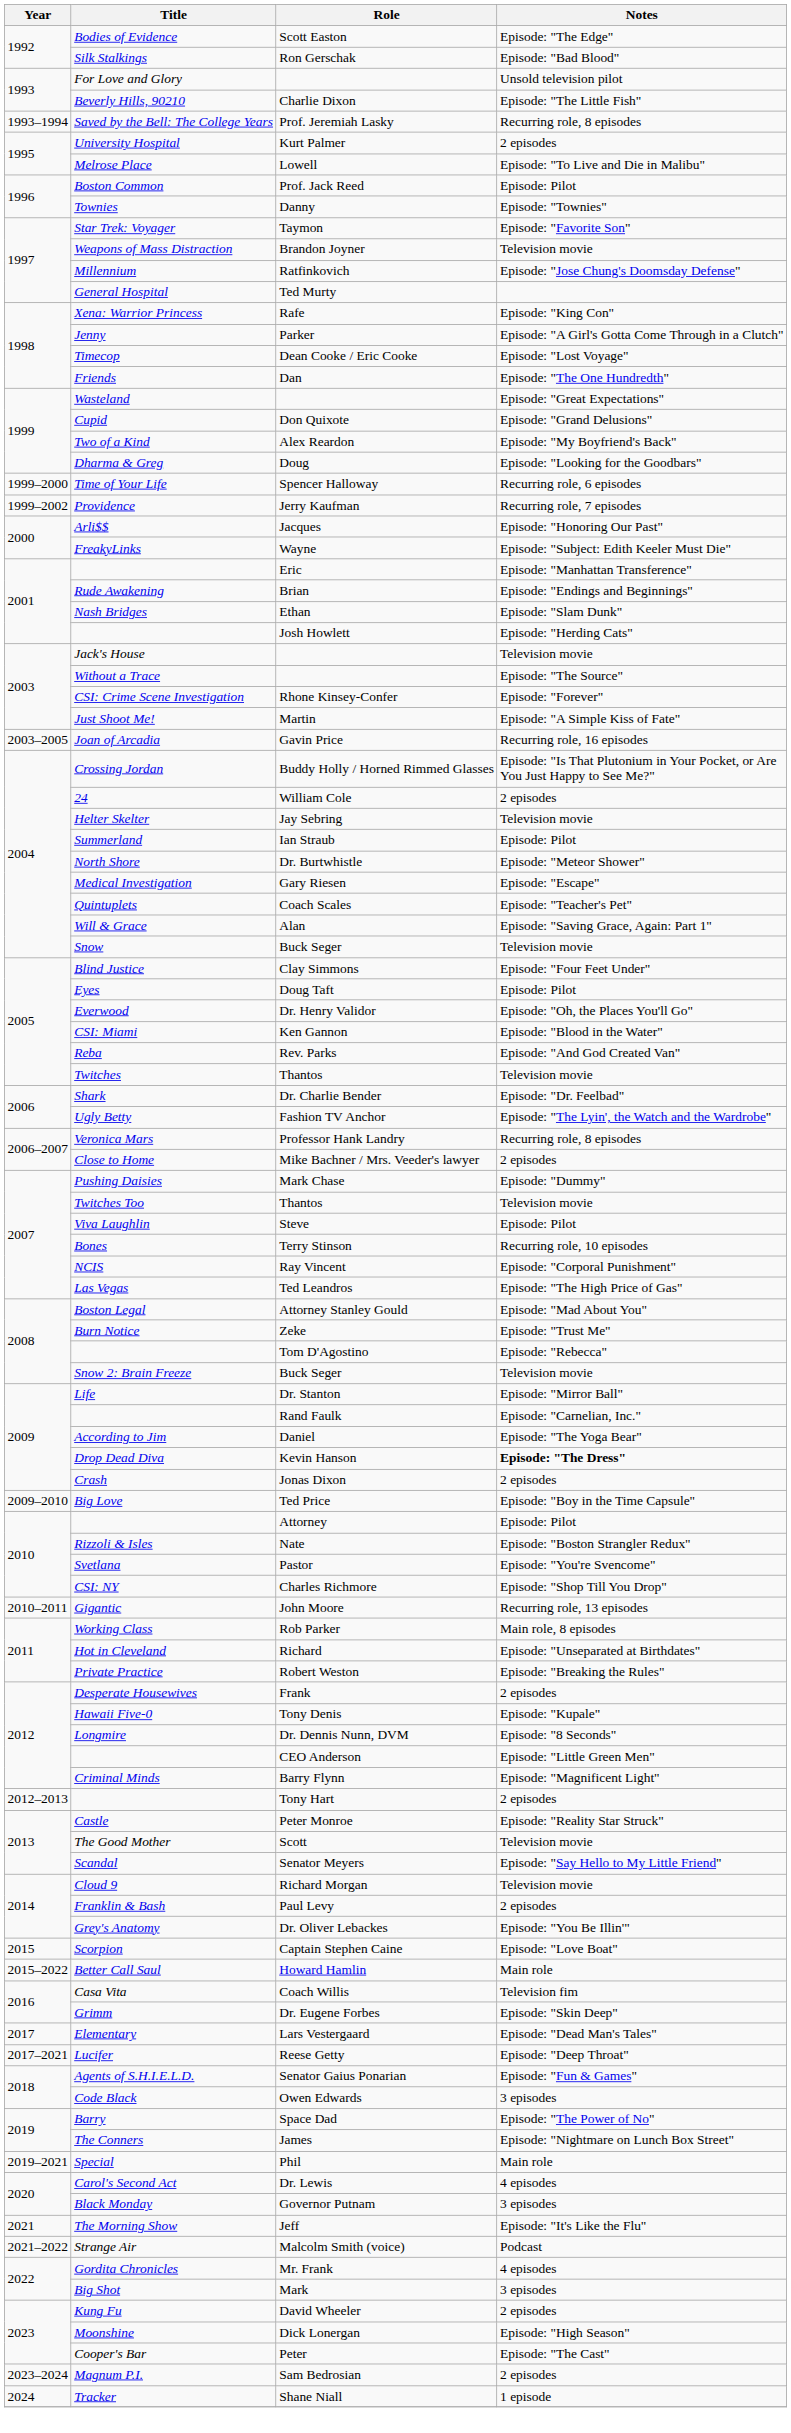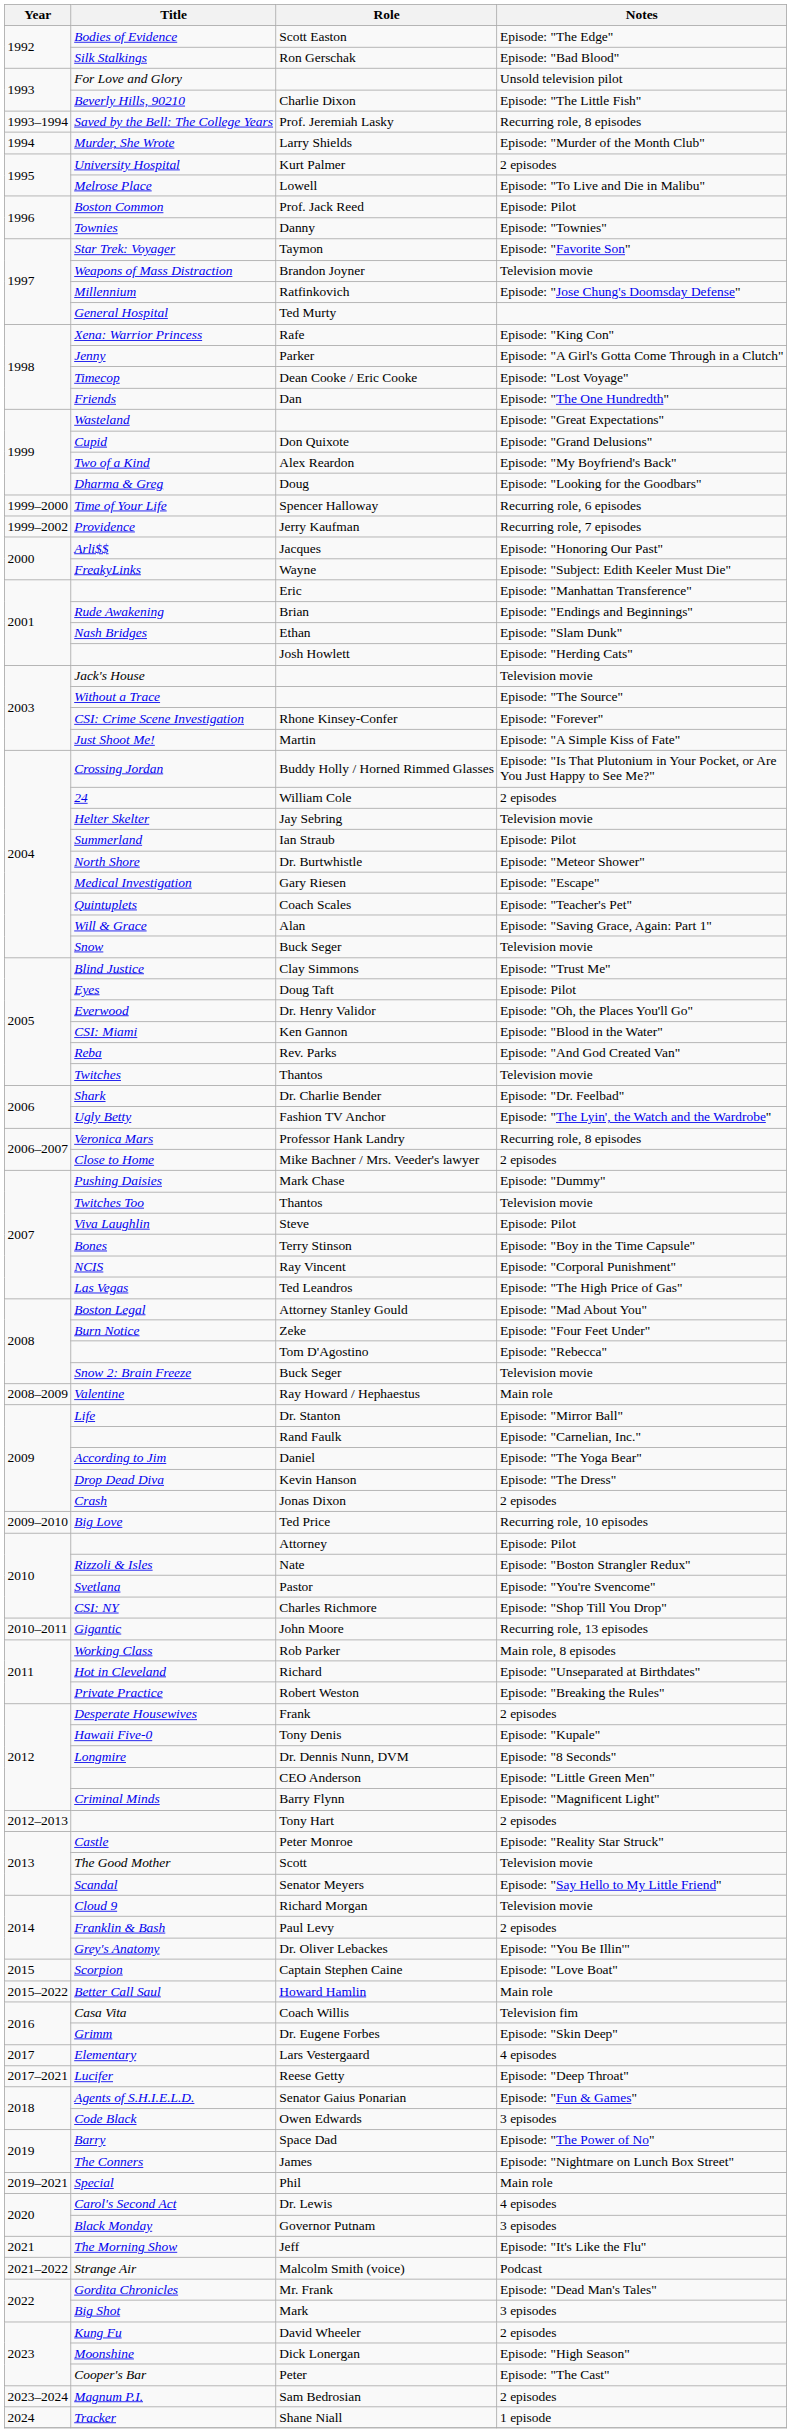+ row: (124, 143)
- row: (117, 739)
(575, 968) Episode: "Four Feet Under" -> (555, 968) Episode: "Trust Me"
(574, 1245) Recurring role, 10 episodes -> (598, 1245) Episode: "Boy in the Time Capsule"
(555, 1330) Episode: "Trust Me" -> (575, 1330) Episode: "Four Feet Under"
+ row: (99, 1394)
(563, 1458) bold -> (558, 1479) normal
(598, 1501) Episode: "Boy in the Time Capsule" -> (574, 1522) Recurring role, 10 episodes
(578, 2033) Episode: "Dead Man's Tales" -> (528, 2055) 4 episodes
(528, 2268) 4 episodes -> (578, 2289) Episode: "Dead Man's Tales"
